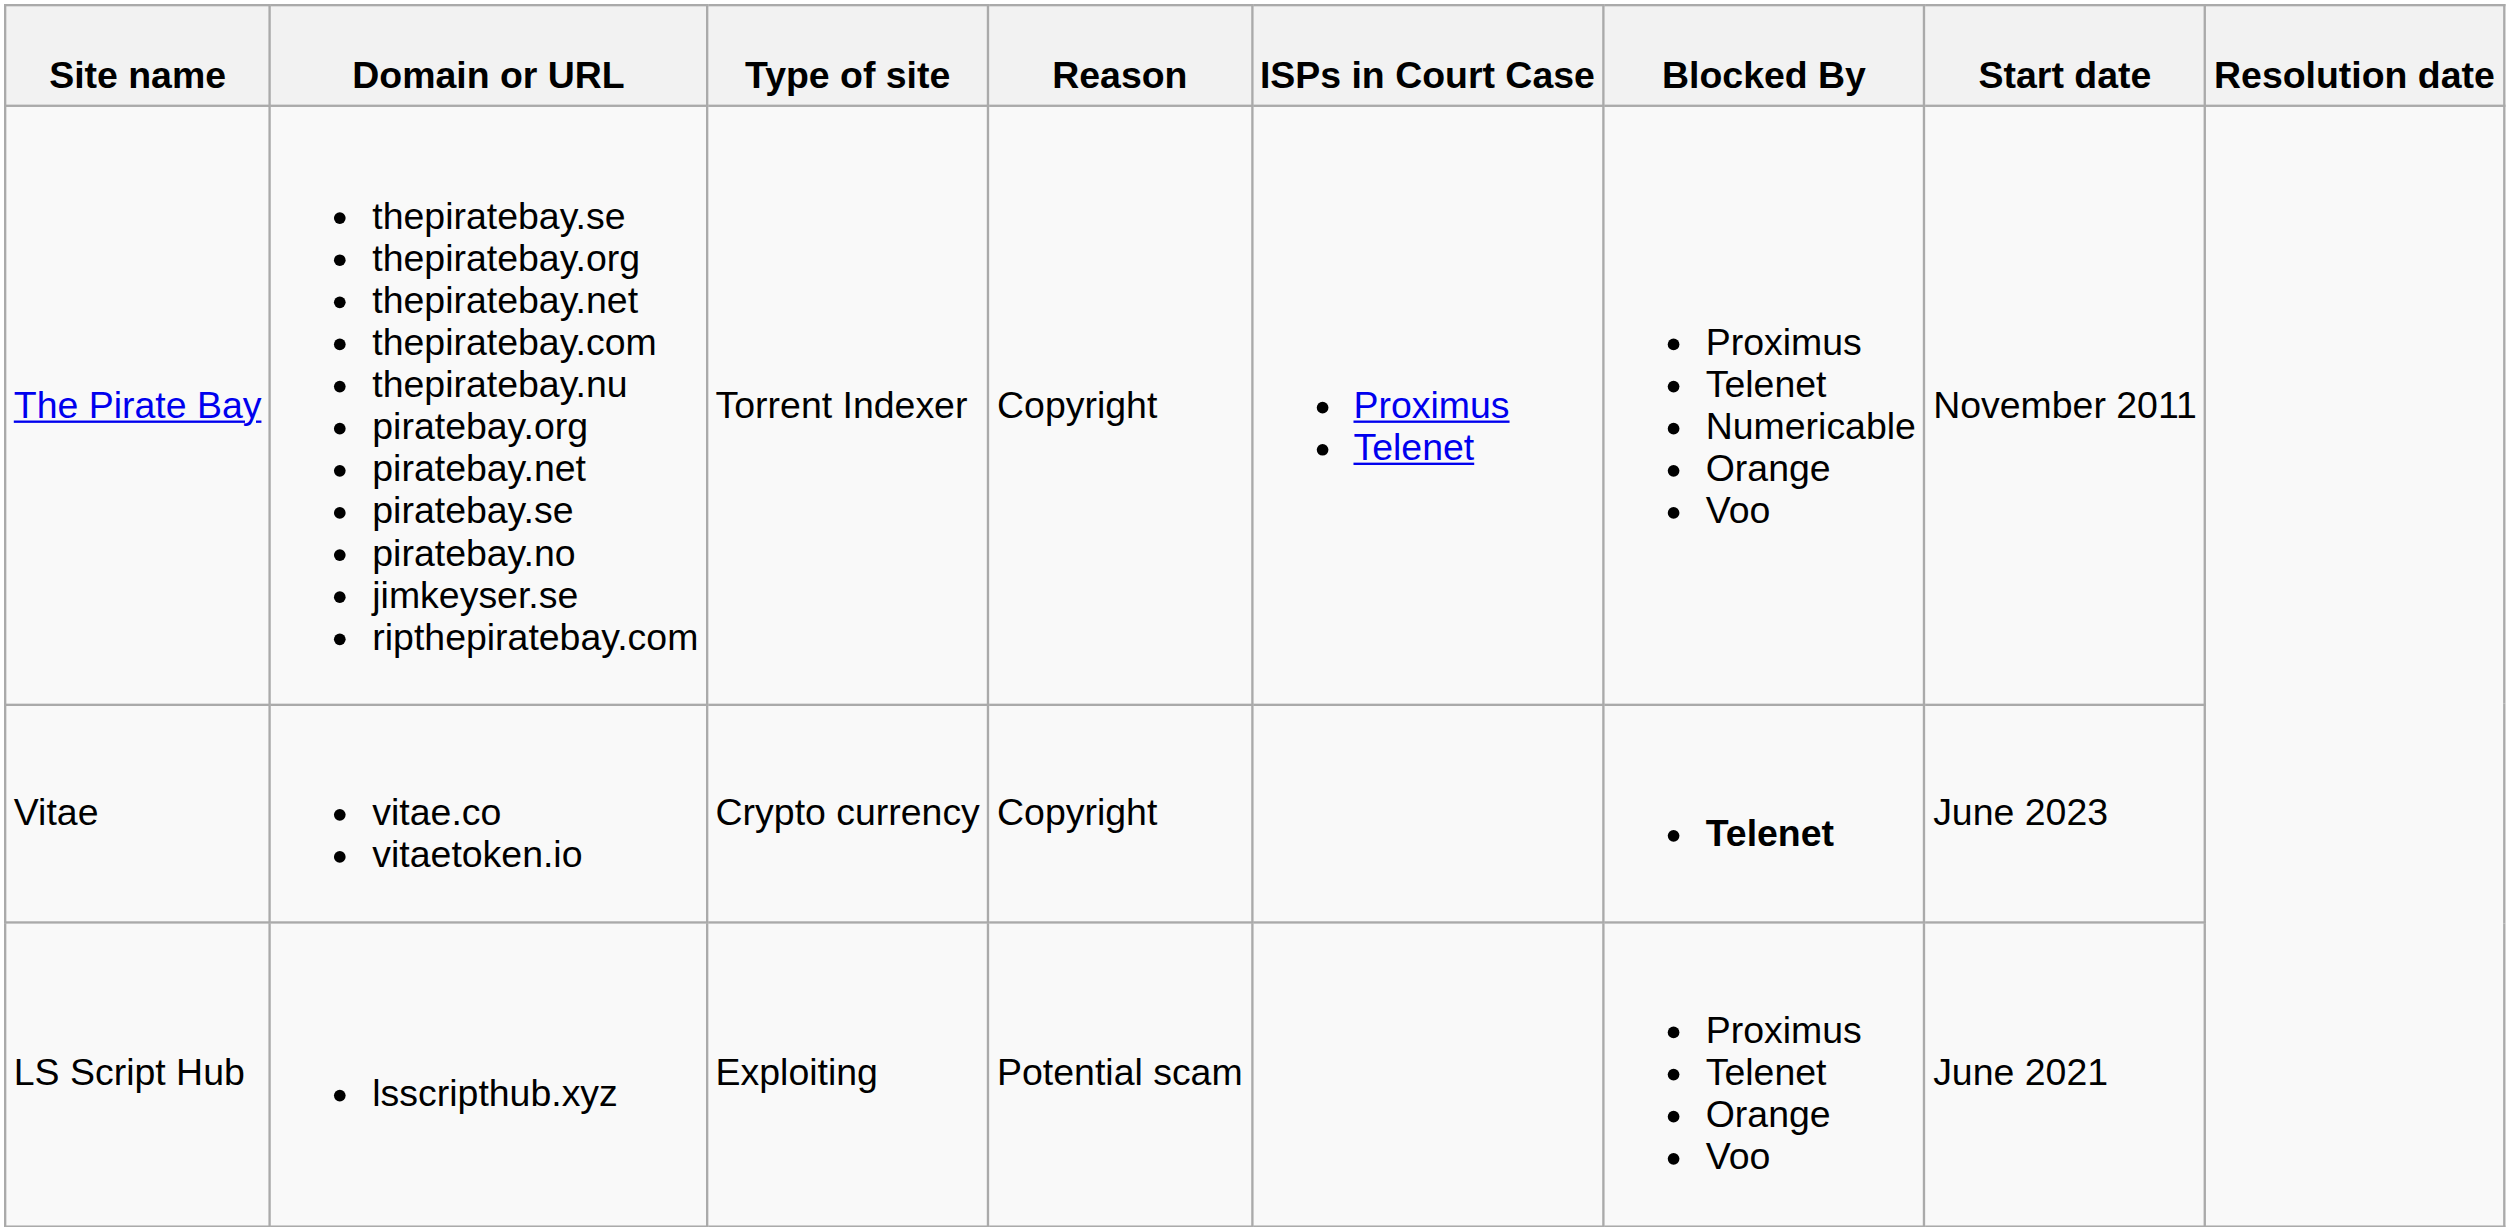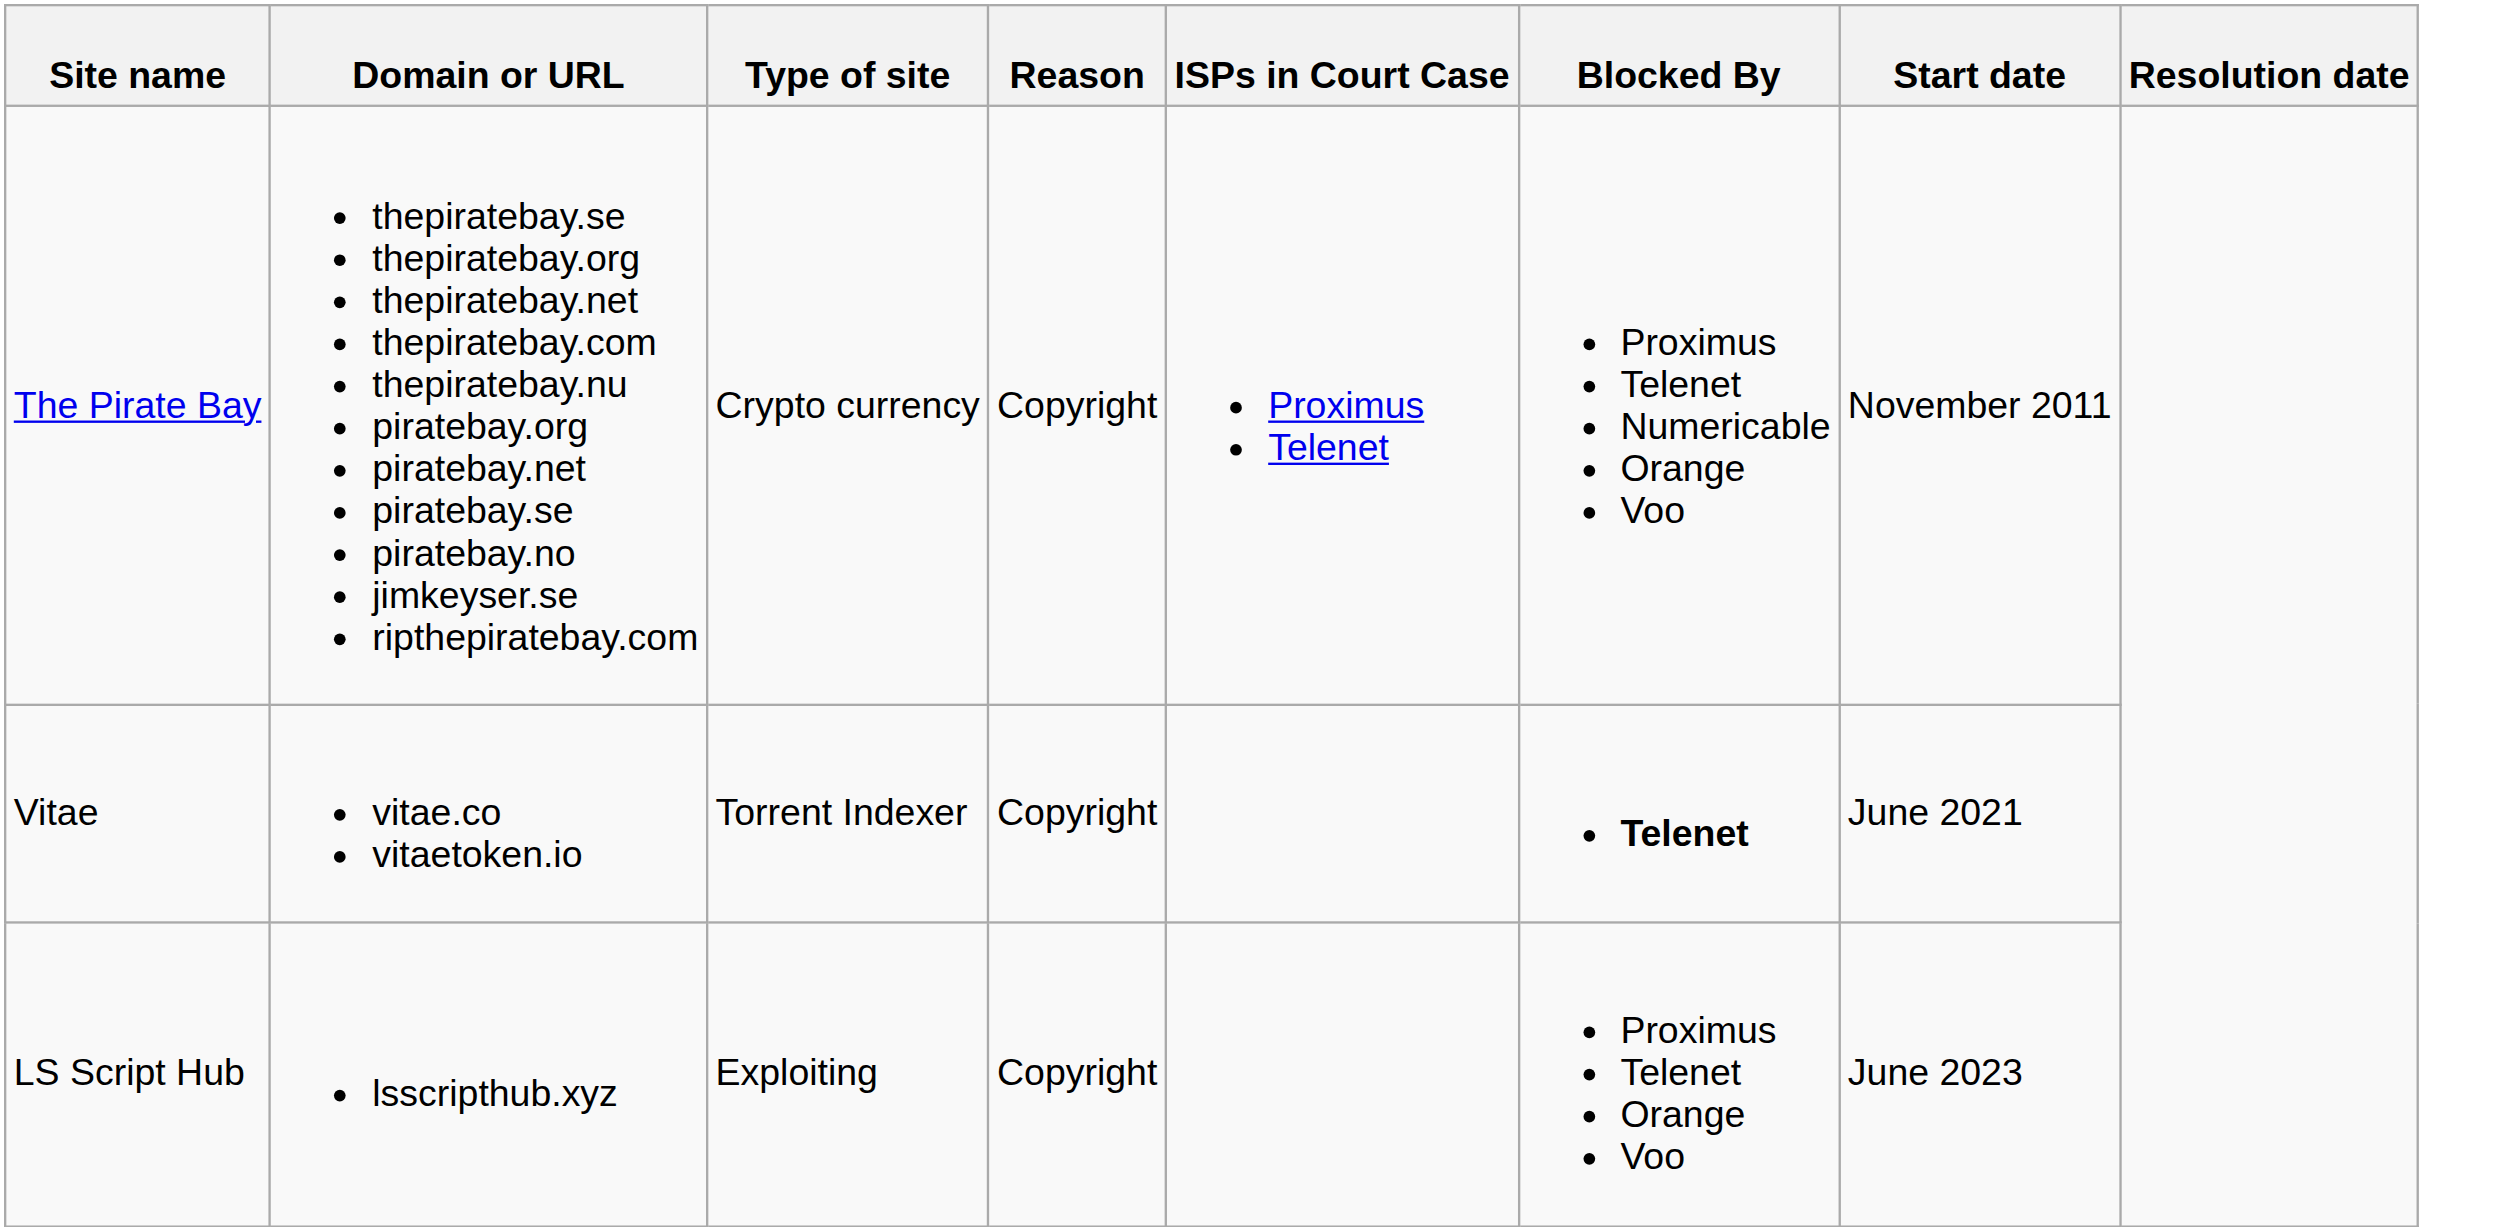(841, 404) Torrent Indexer -> (848, 404) Crypto currency
(848, 812) Crypto currency -> (841, 812) Torrent Indexer
(2021, 812) June 2023 -> (1935, 812) June 2021
(1120, 1073) Potential scam -> (1077, 1073) Copyright
(2021, 1073) June 2021 -> (1935, 1073) June 2023
